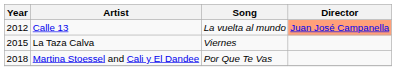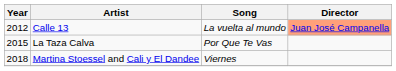(220, 43) Viernes -> (238, 43) Por Que Te Vas
(238, 58) Por Que Te Vas -> (220, 58) Viernes
